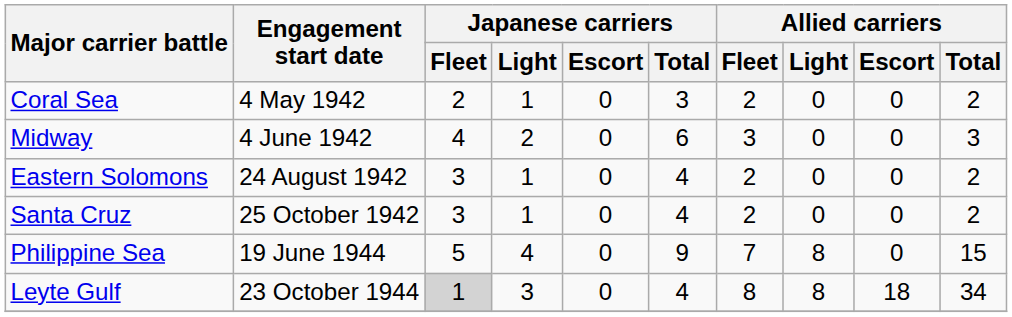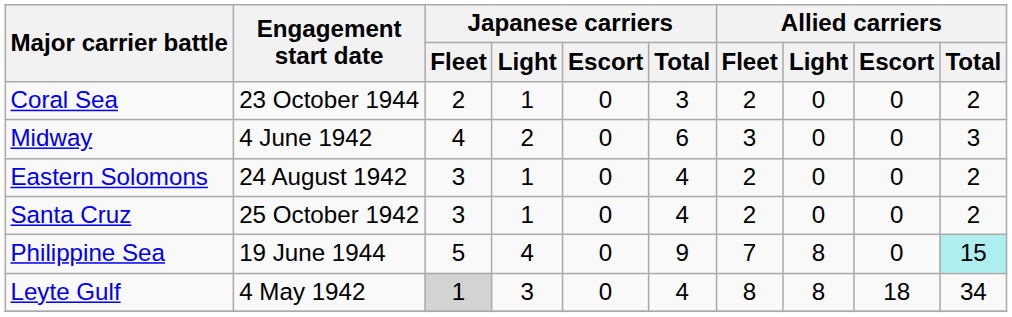(302, 100) 4 May 1942 -> (329, 100) 23 October 1944
(973, 253) no background -> (973, 253) paleturquoise background
(329, 291) 23 October 1944 -> (302, 291) 4 May 1942
